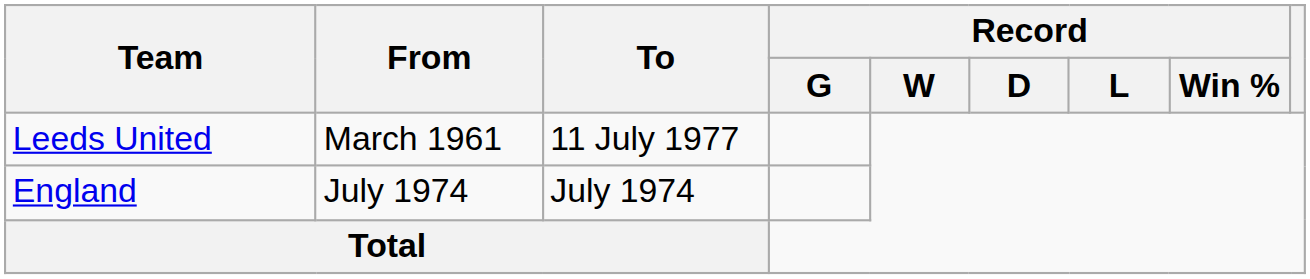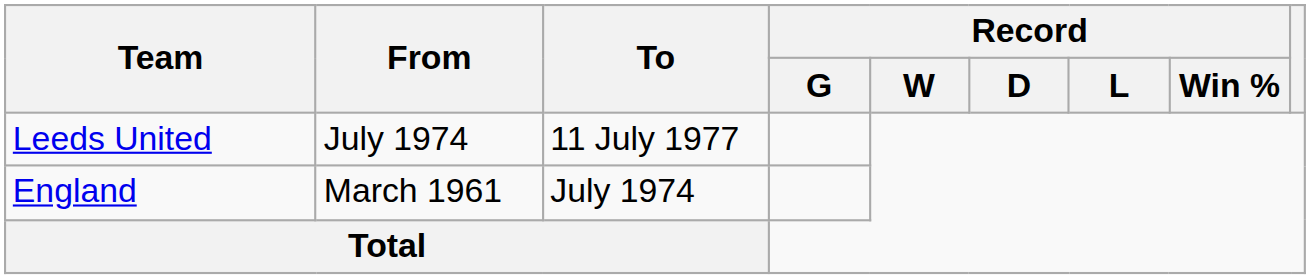(413, 138) March 1961 -> (396, 138) July 1974
(396, 191) July 1974 -> (413, 191) March 1961
